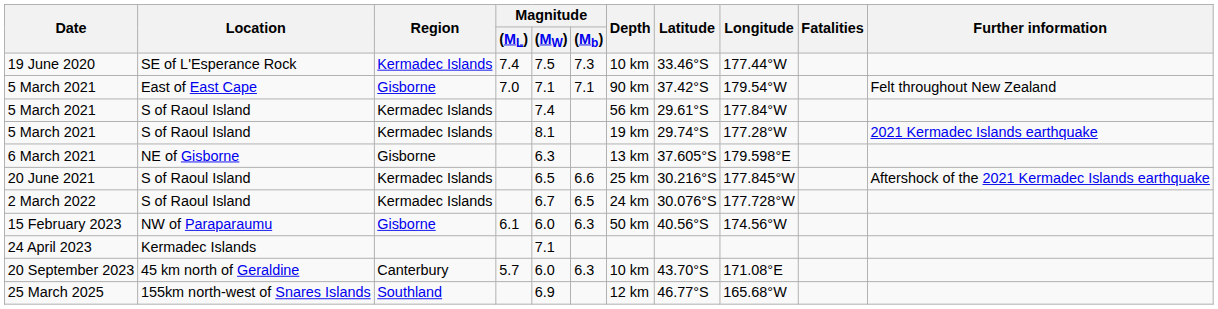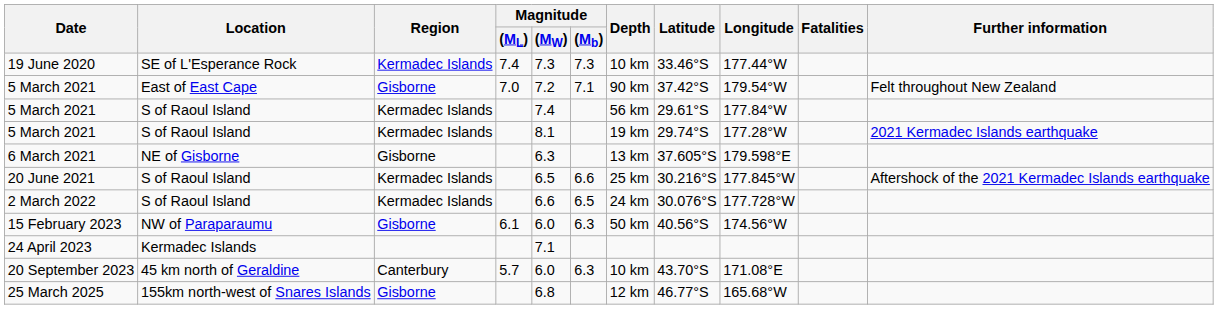(545, 64) 7.5 -> (545, 64) 7.3
(545, 87) 7.1 -> (545, 87) 7.2
(545, 201) 6.7 -> (545, 201) 6.6
(410, 292) Southland -> (406, 292) Gisborne
(545, 292) 6.9 -> (545, 292) 6.8
